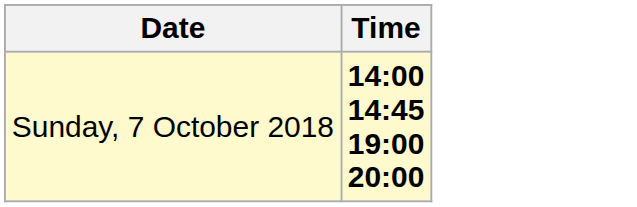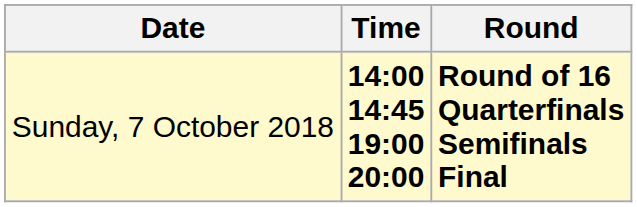+ column: (531, 28)
